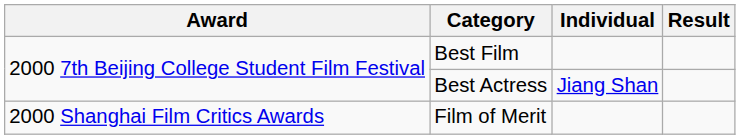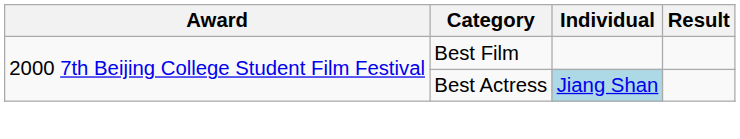(607, 85) no background -> (607, 85) lightblue background
- row: (490, 117)
